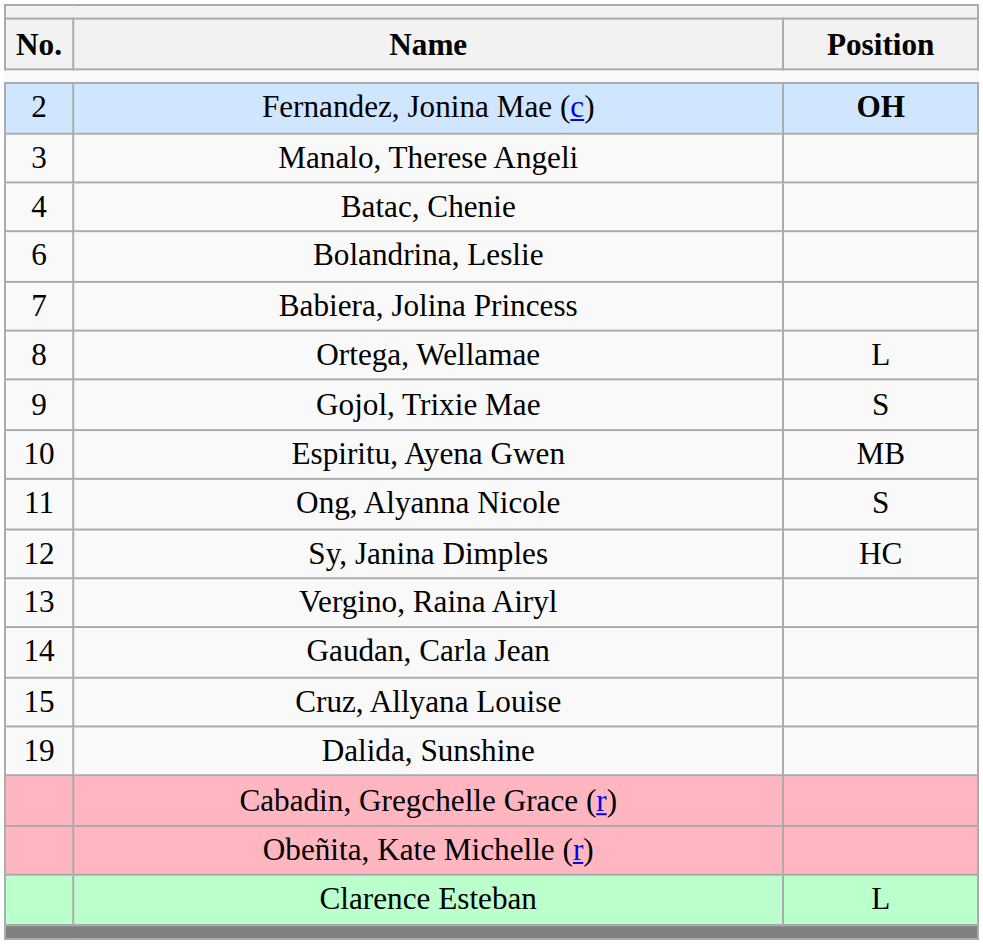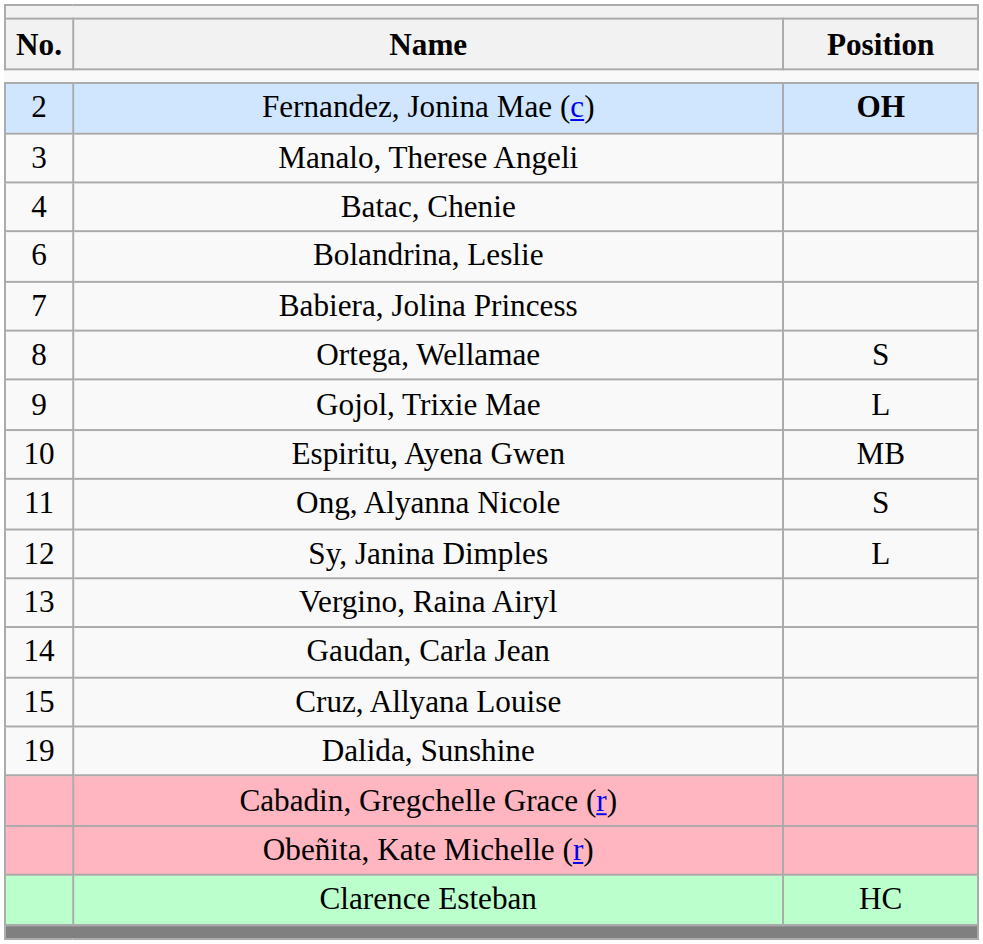(881, 354) L -> (881, 354) S
(881, 404) S -> (881, 404) L
(881, 552) HC -> (881, 552) L
(881, 899) L -> (881, 899) HC
